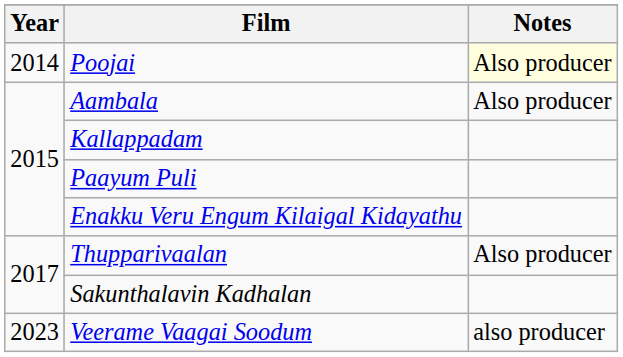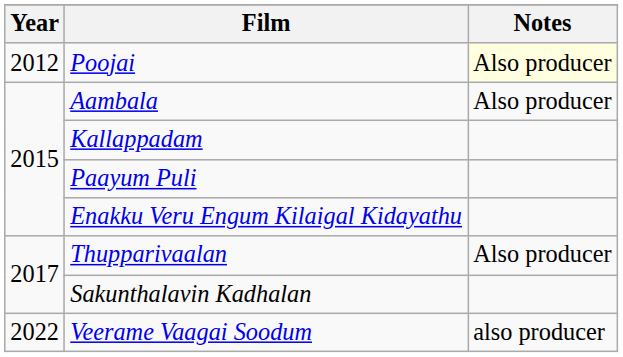(35, 62) 2014 -> (35, 62) 2012
(35, 332) 2023 -> (35, 332) 2022
